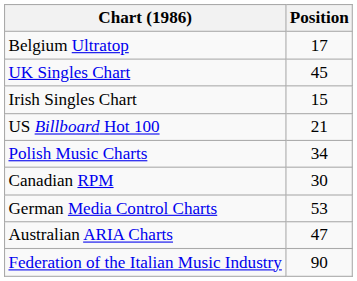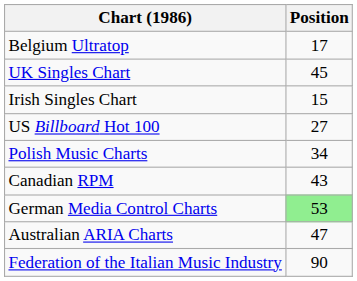(319, 126) 21 -> (319, 126) 27
(319, 180) 30 -> (319, 180) 43
(319, 208) no background -> (319, 208) lightgreen background
